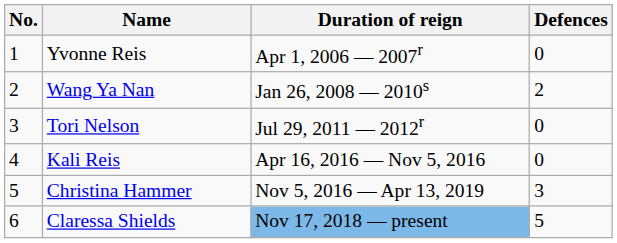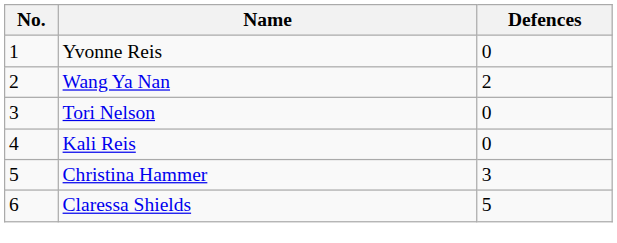- column: (390, 19)
